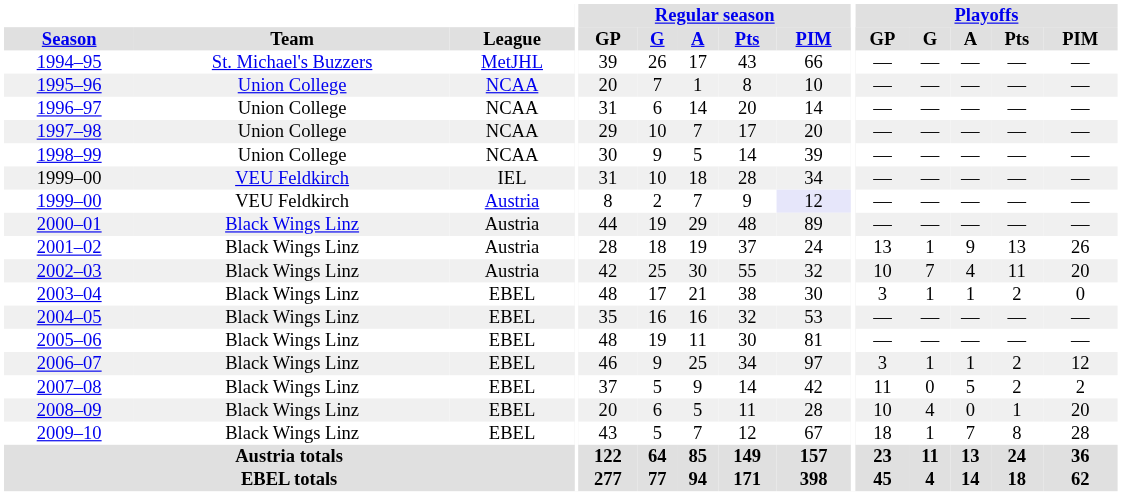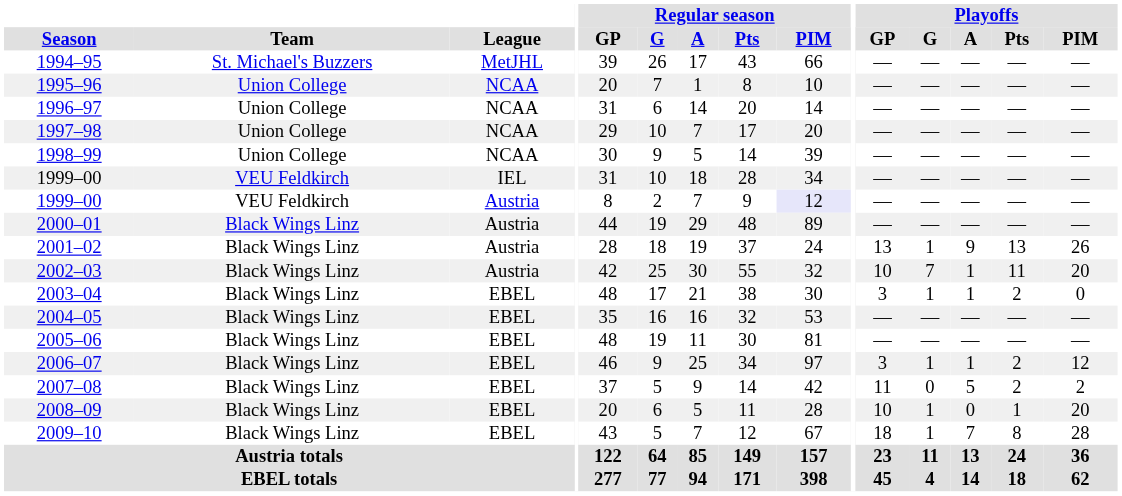(970, 270) 4 -> (970, 270) 1
(930, 409) 4 -> (930, 409) 1
